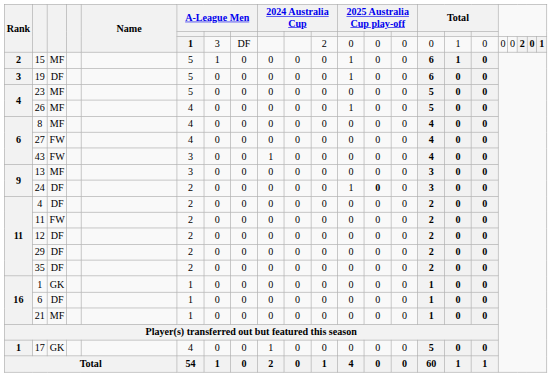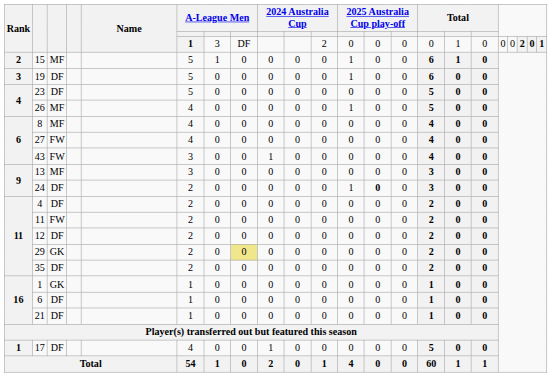(57, 92) MF -> (57, 92) DF
(57, 252) DF -> (57, 252) GK
(244, 252) no background -> (244, 252) khaki background
(57, 316) MF -> (57, 316) DF
(57, 348) GK -> (57, 348) DF
